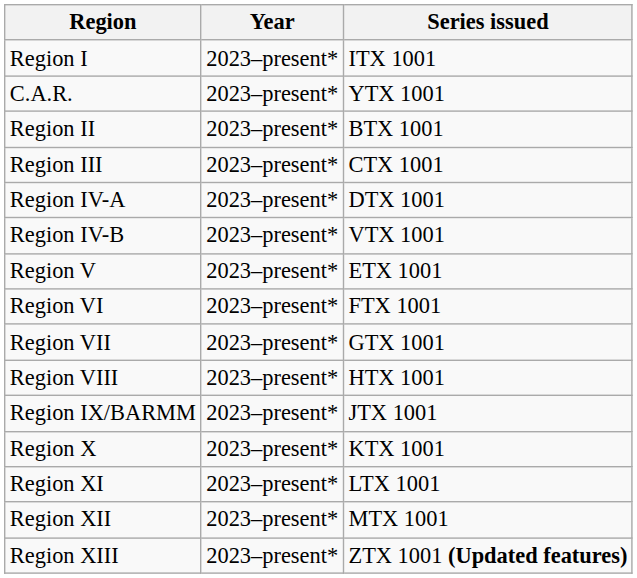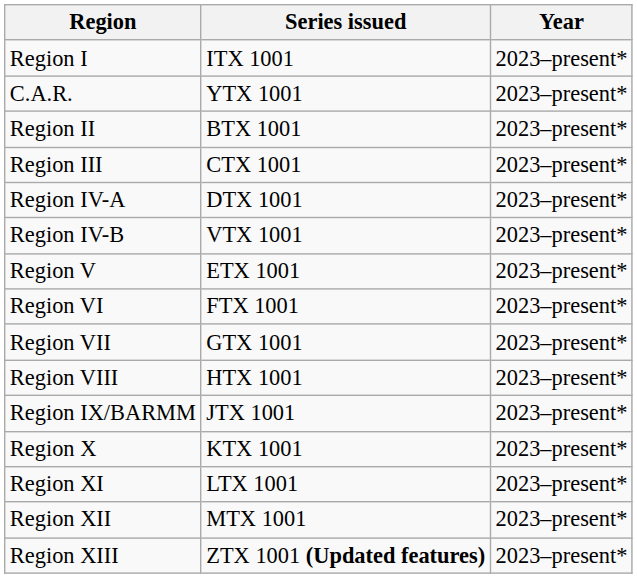columns swapped: (272, 22) <-> (488, 22)
